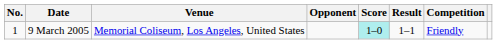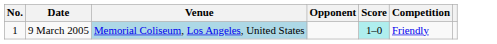- column: (407, 13)
(199, 30) no background -> (199, 30) lightblue background
